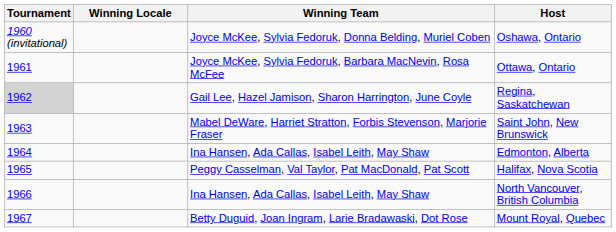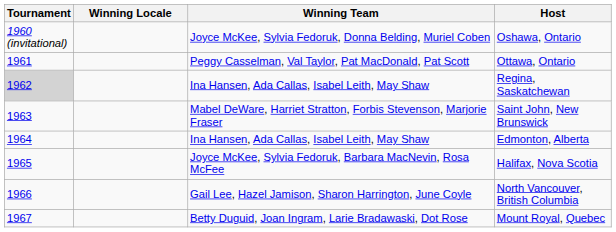(330, 67) Joyce McKee, Sylvia Fedoruk, Barbara MacNevin, Rosa McFee -> (330, 61) Peggy Casselman, Val Taylor, Pat MacDonald, Pat Scott
(331, 98) Gail Lee, Hazel Jamison, Sharon Harrington, June Coyle -> (310, 85) Ina Hansen, Ada Callas, Isabel Leith, May Shaw
(330, 170) Peggy Casselman, Val Taylor, Pat MacDonald, Pat Scott -> (330, 164) Joyce McKee, Sylvia Fedoruk, Barbara MacNevin, Rosa McFee
(310, 194) Ina Hansen, Ada Callas, Isabel Leith, May Shaw -> (331, 194) Gail Lee, Hazel Jamison, Sharon Harrington, June Coyle
